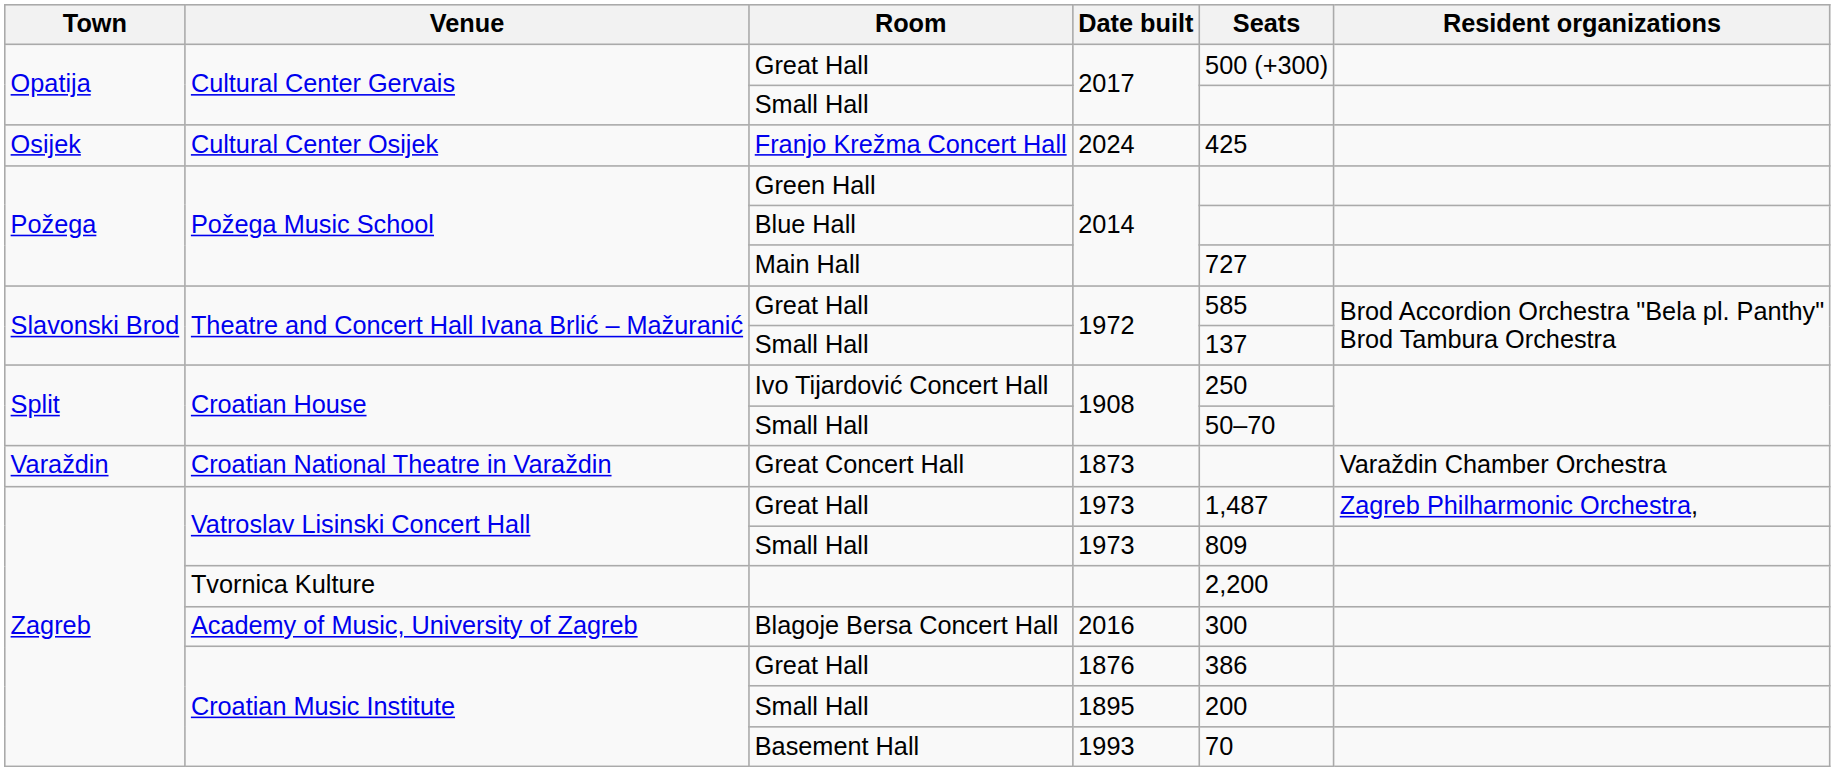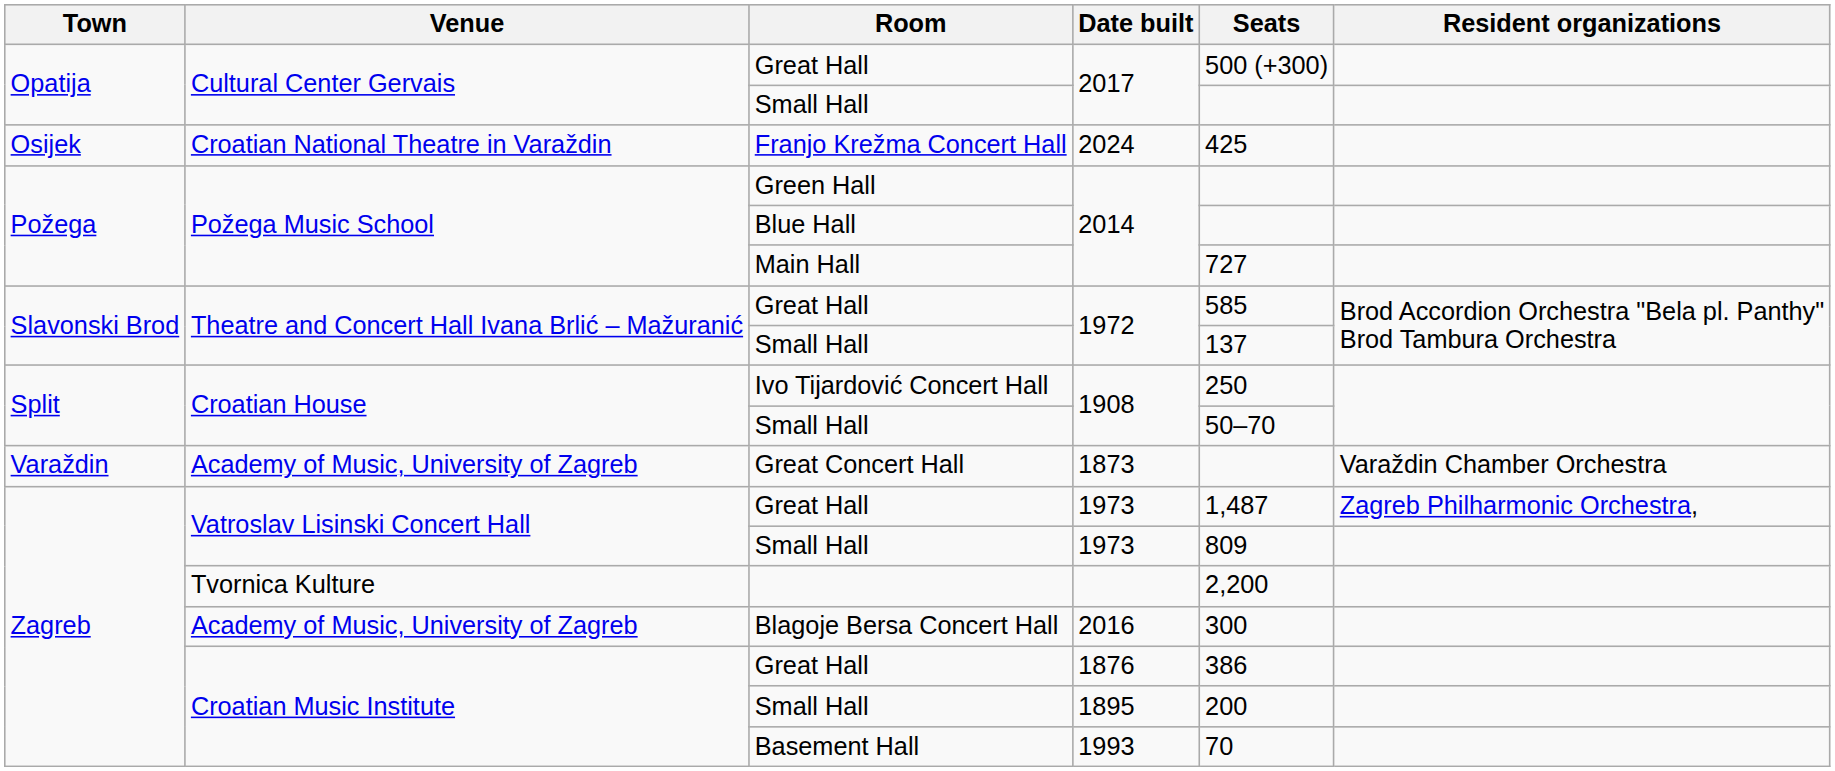(315, 144) Cultural Center Osijek -> (401, 144) Croatian National Theatre in Varaždin
(401, 465) Croatian National Theatre in Varaždin -> (414, 465) Academy of Music, University of Zagreb
